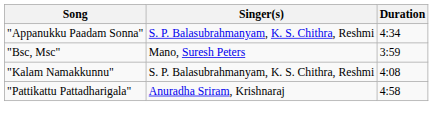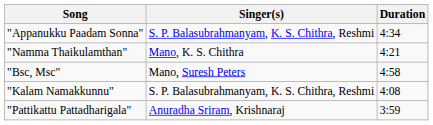+ row: (67, 52)
(390, 52) 3:59 -> (390, 72) 4:58
(390, 91) 4:58 -> (390, 110) 3:59
